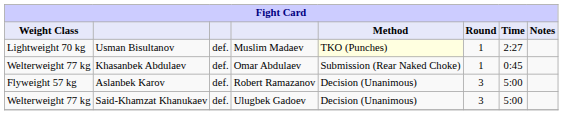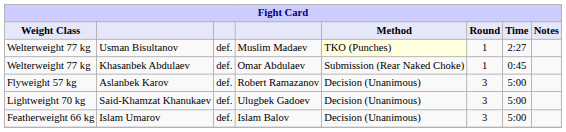(46, 48) Lightweight 70 kg -> (49, 48) Welterweight 77 kg
(49, 100) Welterweight 77 kg -> (46, 100) Lightweight 70 kg
+ row: (130, 118)
